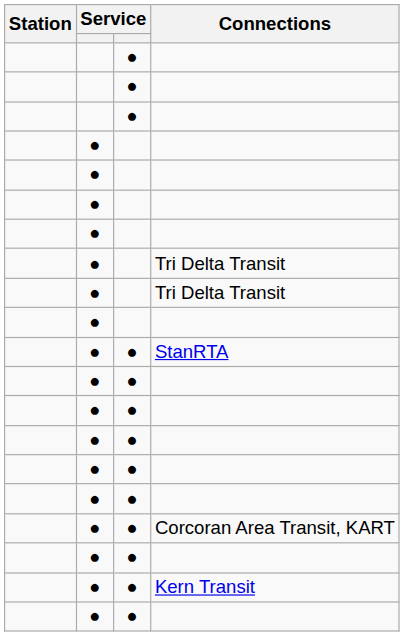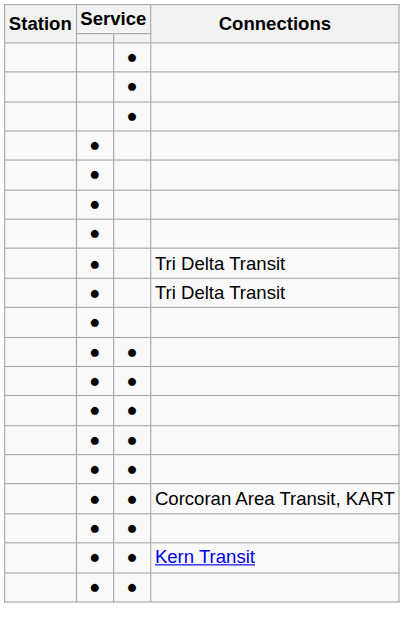- row: (95, 351)
